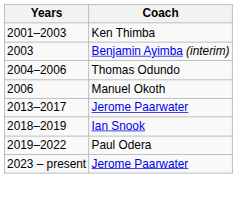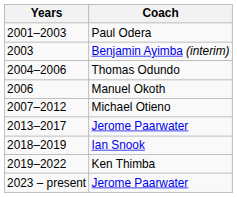(123, 32) Ken Thimba -> (121, 32) Paul Odera
+ row: (37, 107)
(121, 145) Paul Odera -> (123, 164) Ken Thimba
